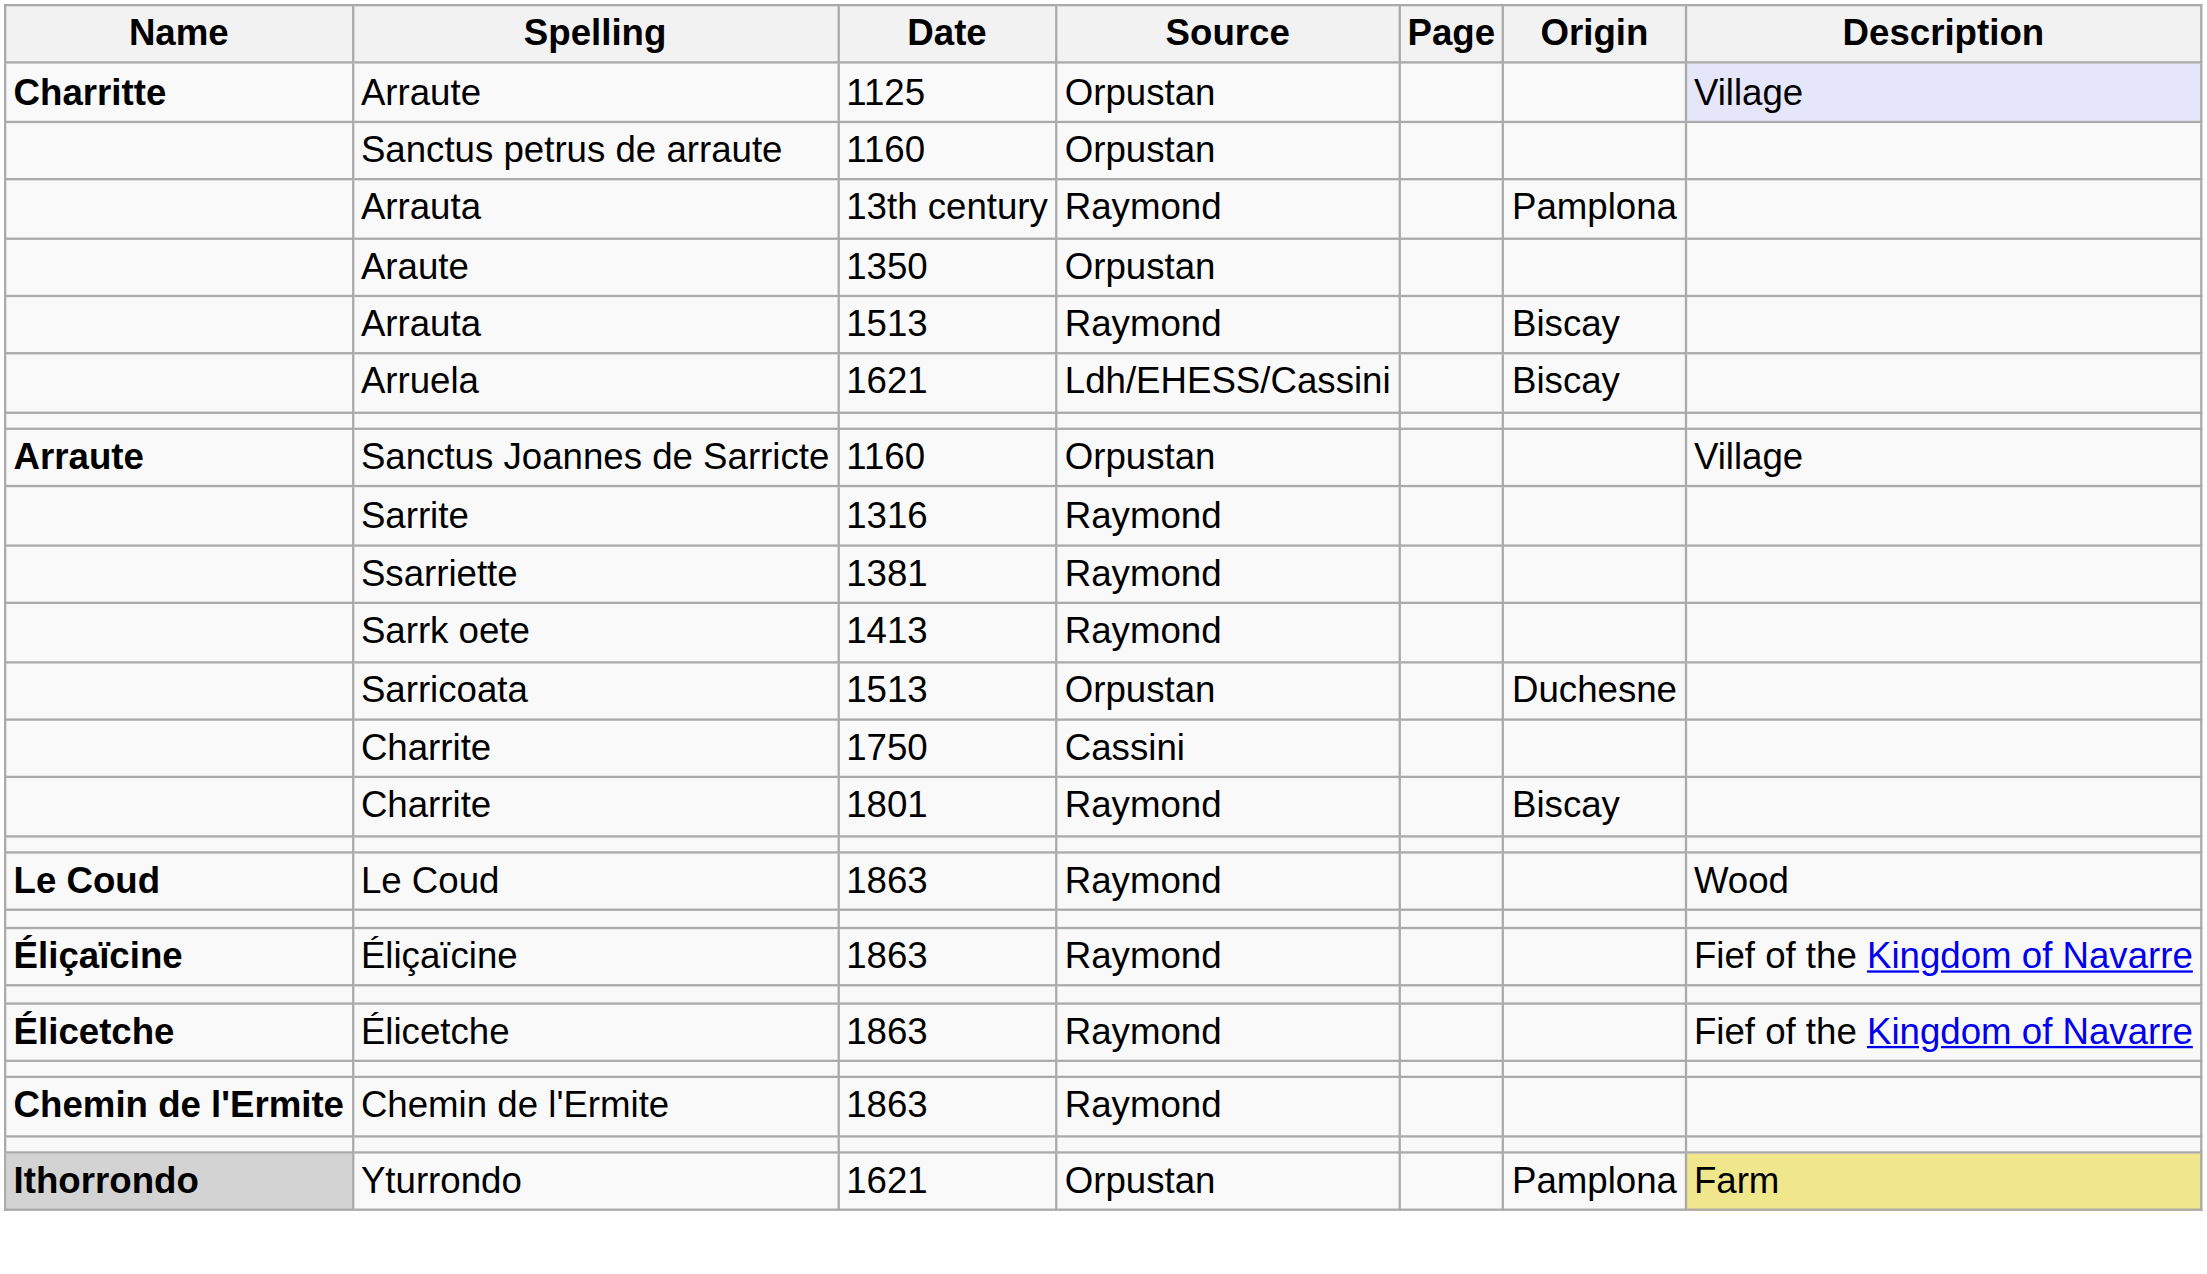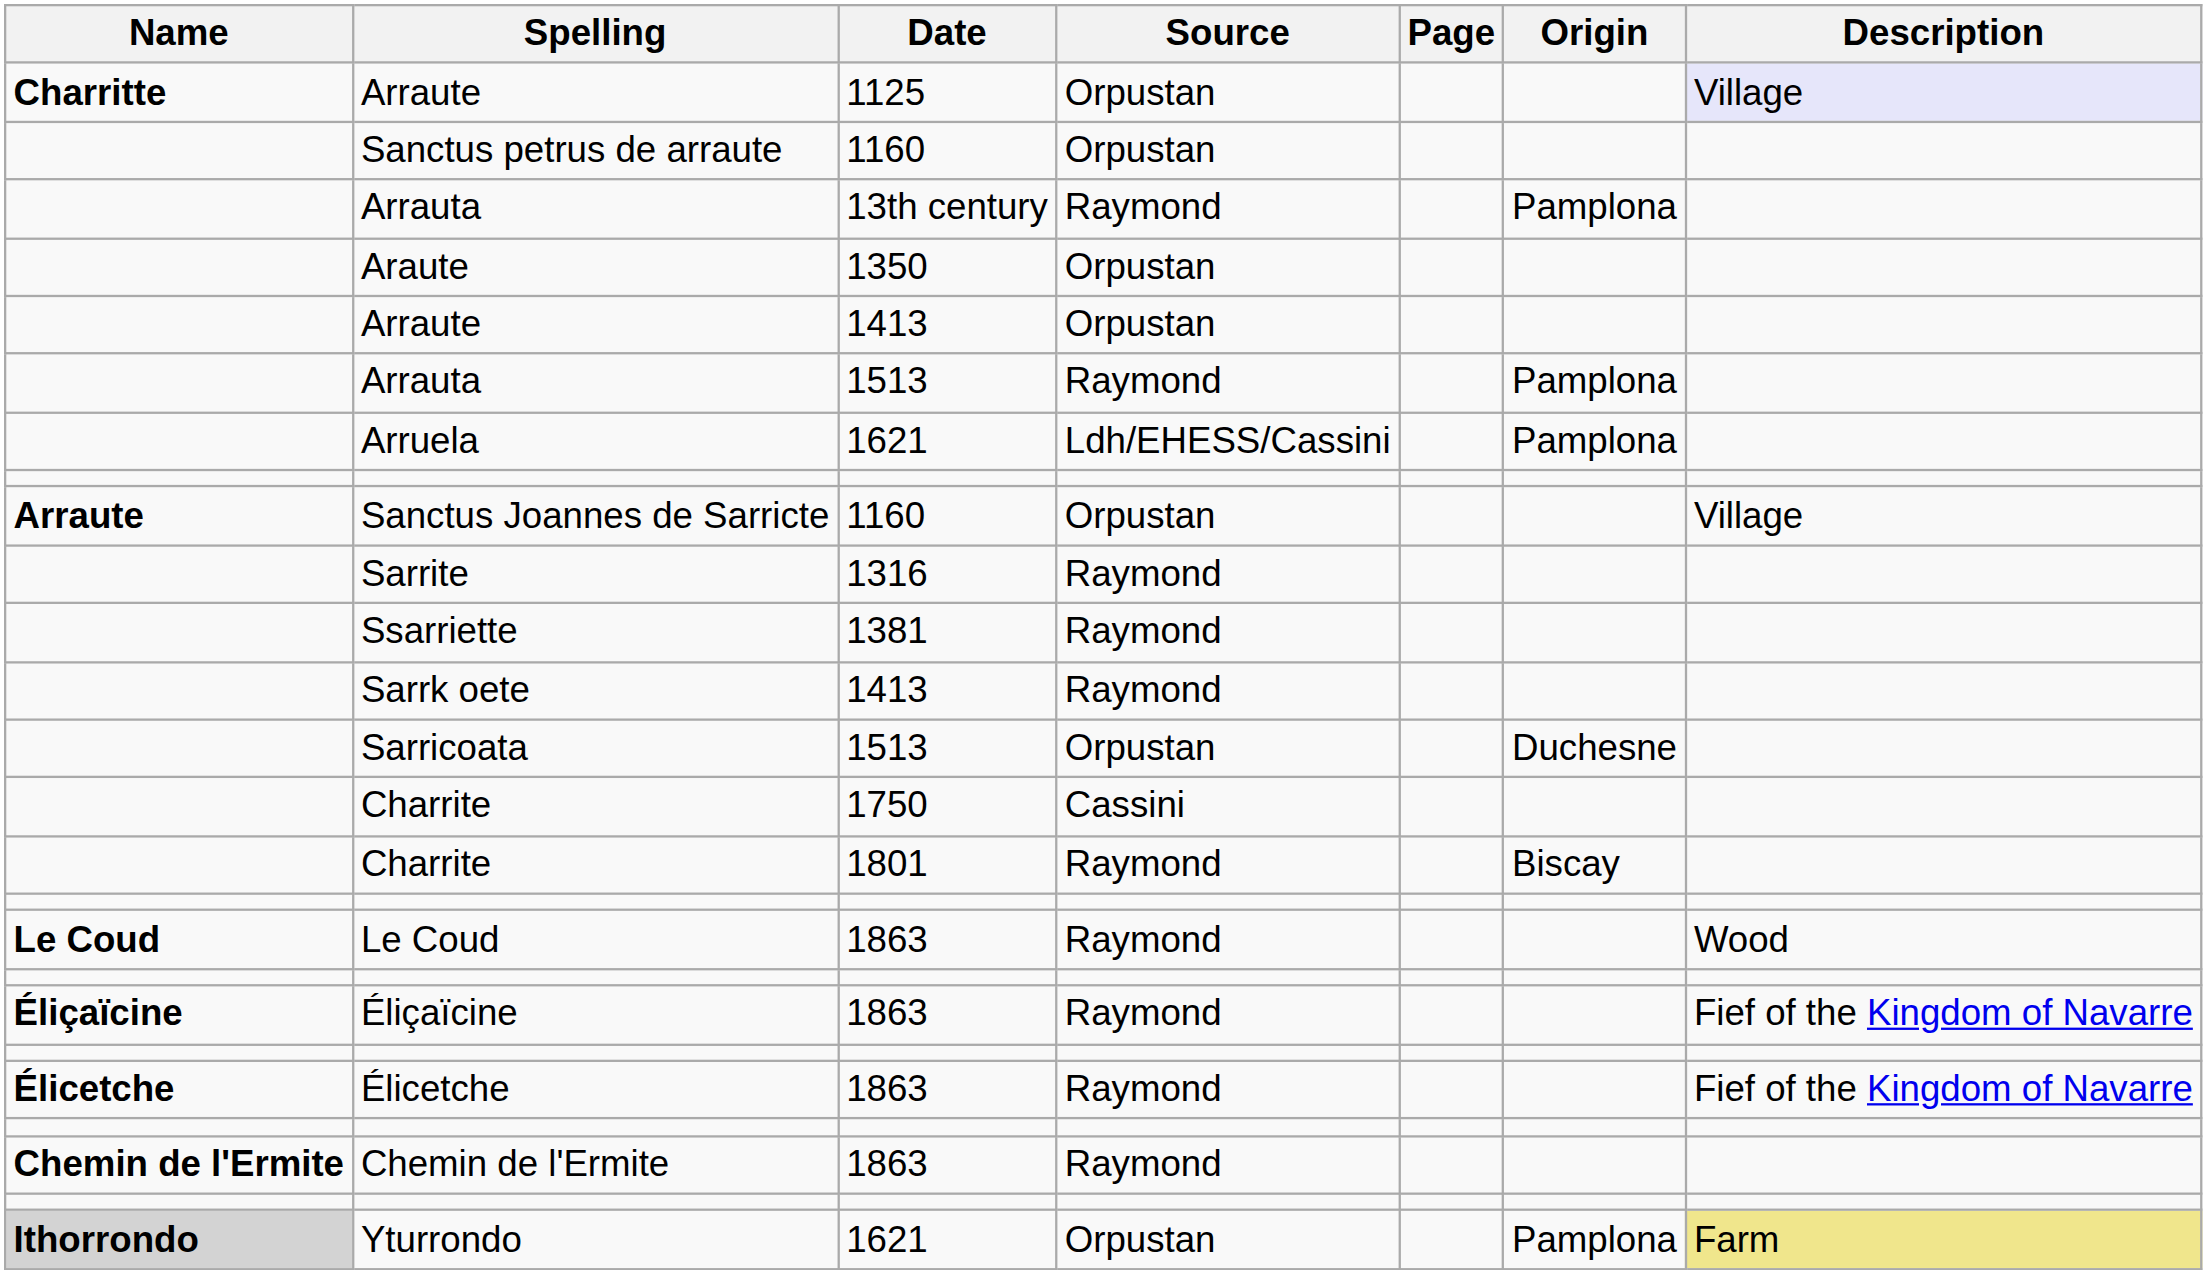+ row: (421, 324)
(1566, 324) Biscay -> (1594, 382) Pamplona
(1566, 382) Biscay -> (1594, 440) Pamplona
